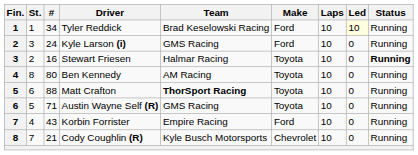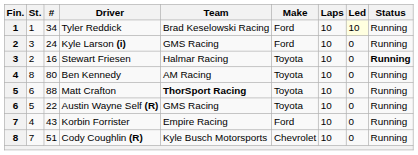(51, 106) 71 -> (51, 106) 22
(51, 137) 21 -> (51, 137) 51
